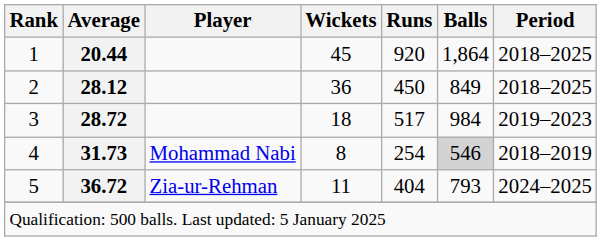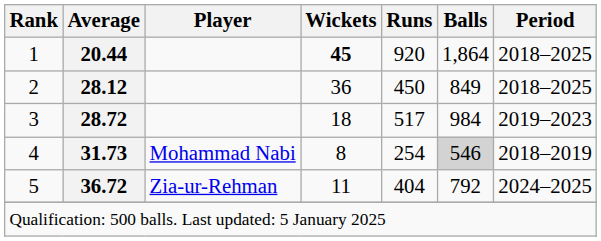(341, 53) normal -> (341, 53) bold
(465, 185) 793 -> (465, 185) 792
